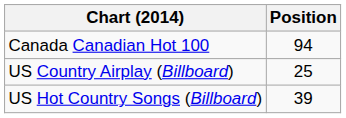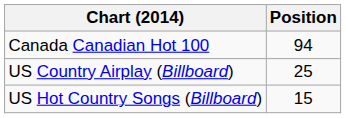(303, 98) 39 -> (303, 98) 15
